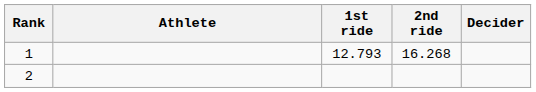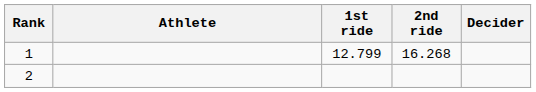(357, 54) 12.793 -> (357, 54) 12.799
